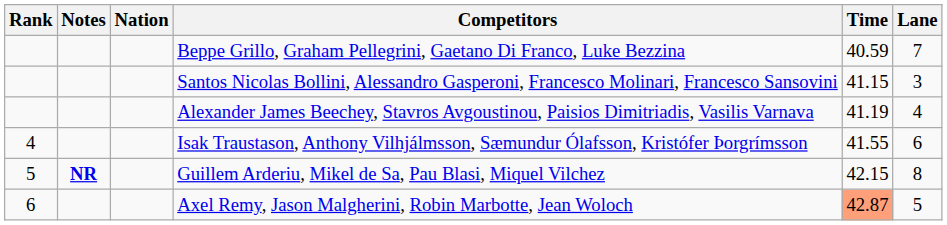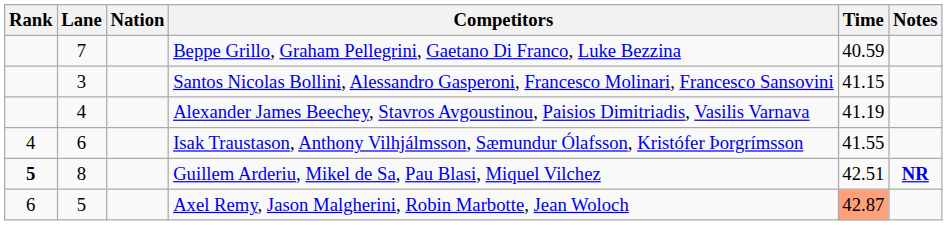columns swapped: (917, 20) <-> (84, 20)
(31, 174) normal -> (31, 174) bold
(867, 174) 42.15 -> (863, 174) 42.51
